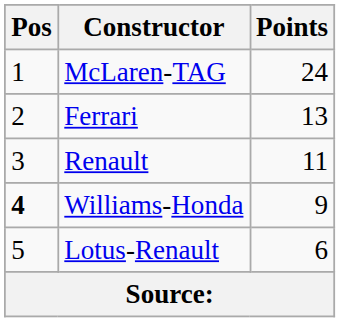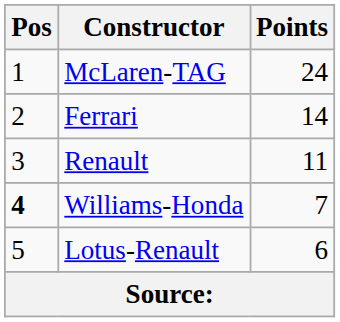(315, 116) 13 -> (315, 116) 14
(321, 205) 9 -> (321, 205) 7
